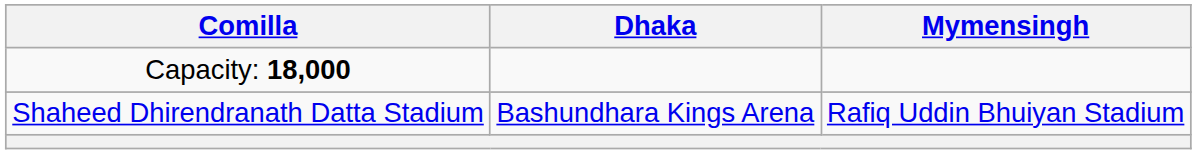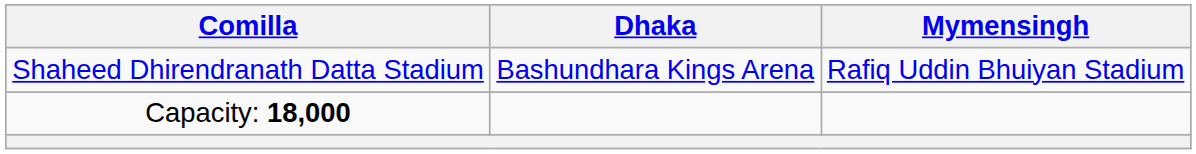rows swapped: (248, 112) <-> (248, 69)
